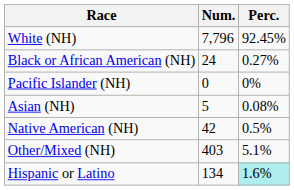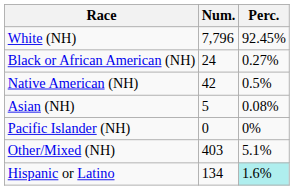rows swapped: (73, 128) <-> (69, 83)
